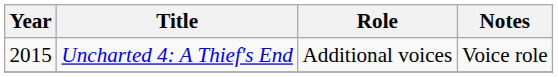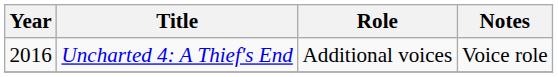(31, 54) 2015 -> (31, 54) 2016
